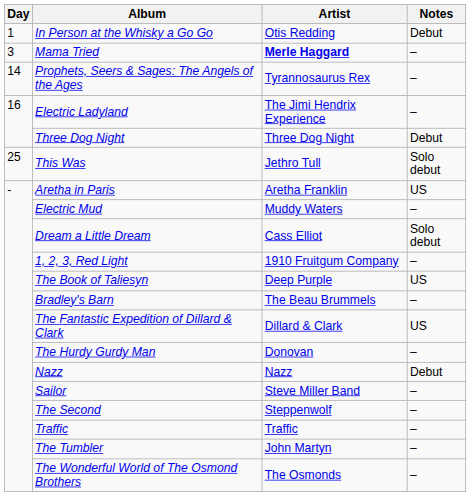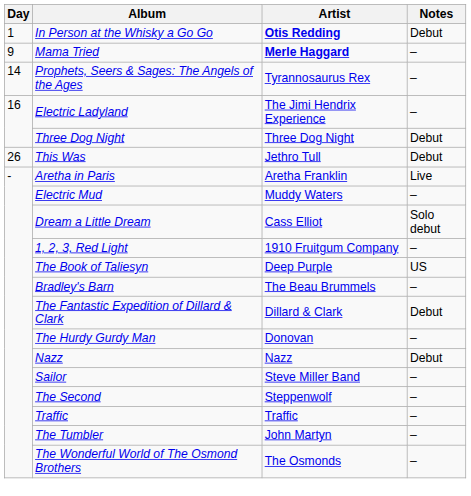(300, 33) normal -> (303, 33) bold
(11, 52) 3 -> (11, 52) 9
(14, 157) 25 -> (14, 157) 26
(425, 164) Solo debut -> (426, 157) Debut
(418, 190) US -> (421, 176) Live
(418, 326) US -> (426, 312) Debut
